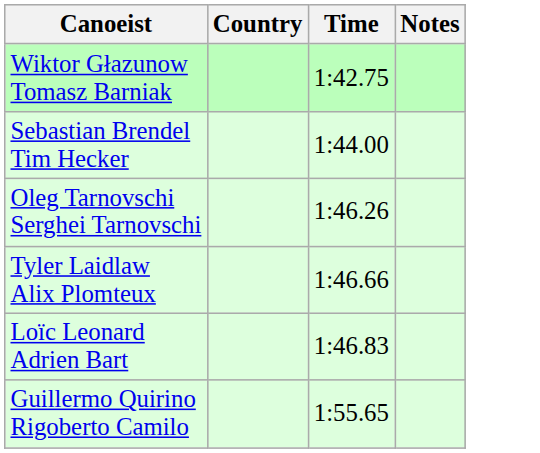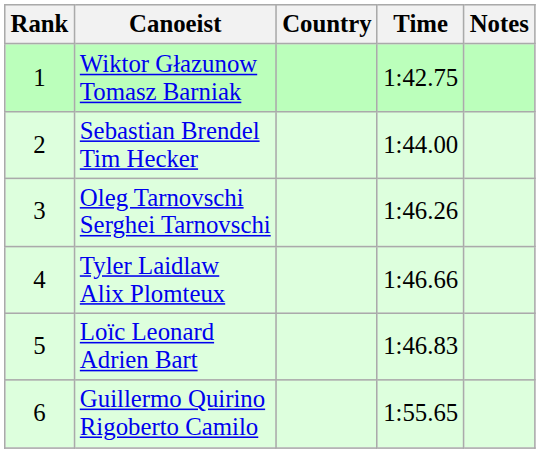+ column: (39, 24)
